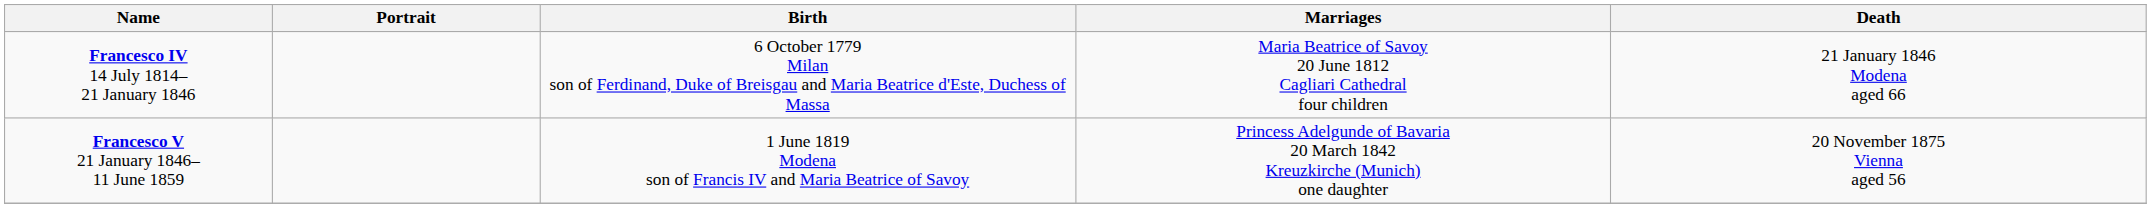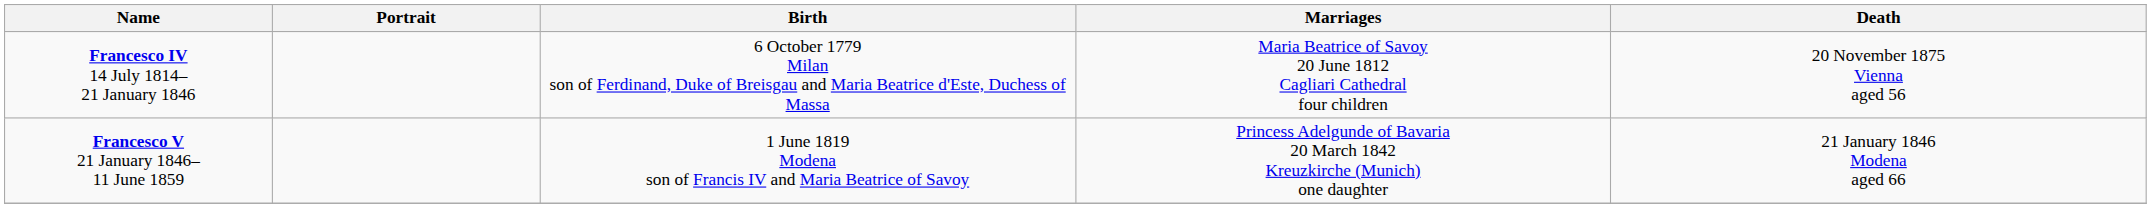(1878, 74) 21 January 1846 Modena aged 66 -> (1878, 74) 20 November 1875 Vienna aged 56
(1878, 160) 20 November 1875 Vienna aged 56 -> (1878, 160) 21 January 1846 Modena aged 66
